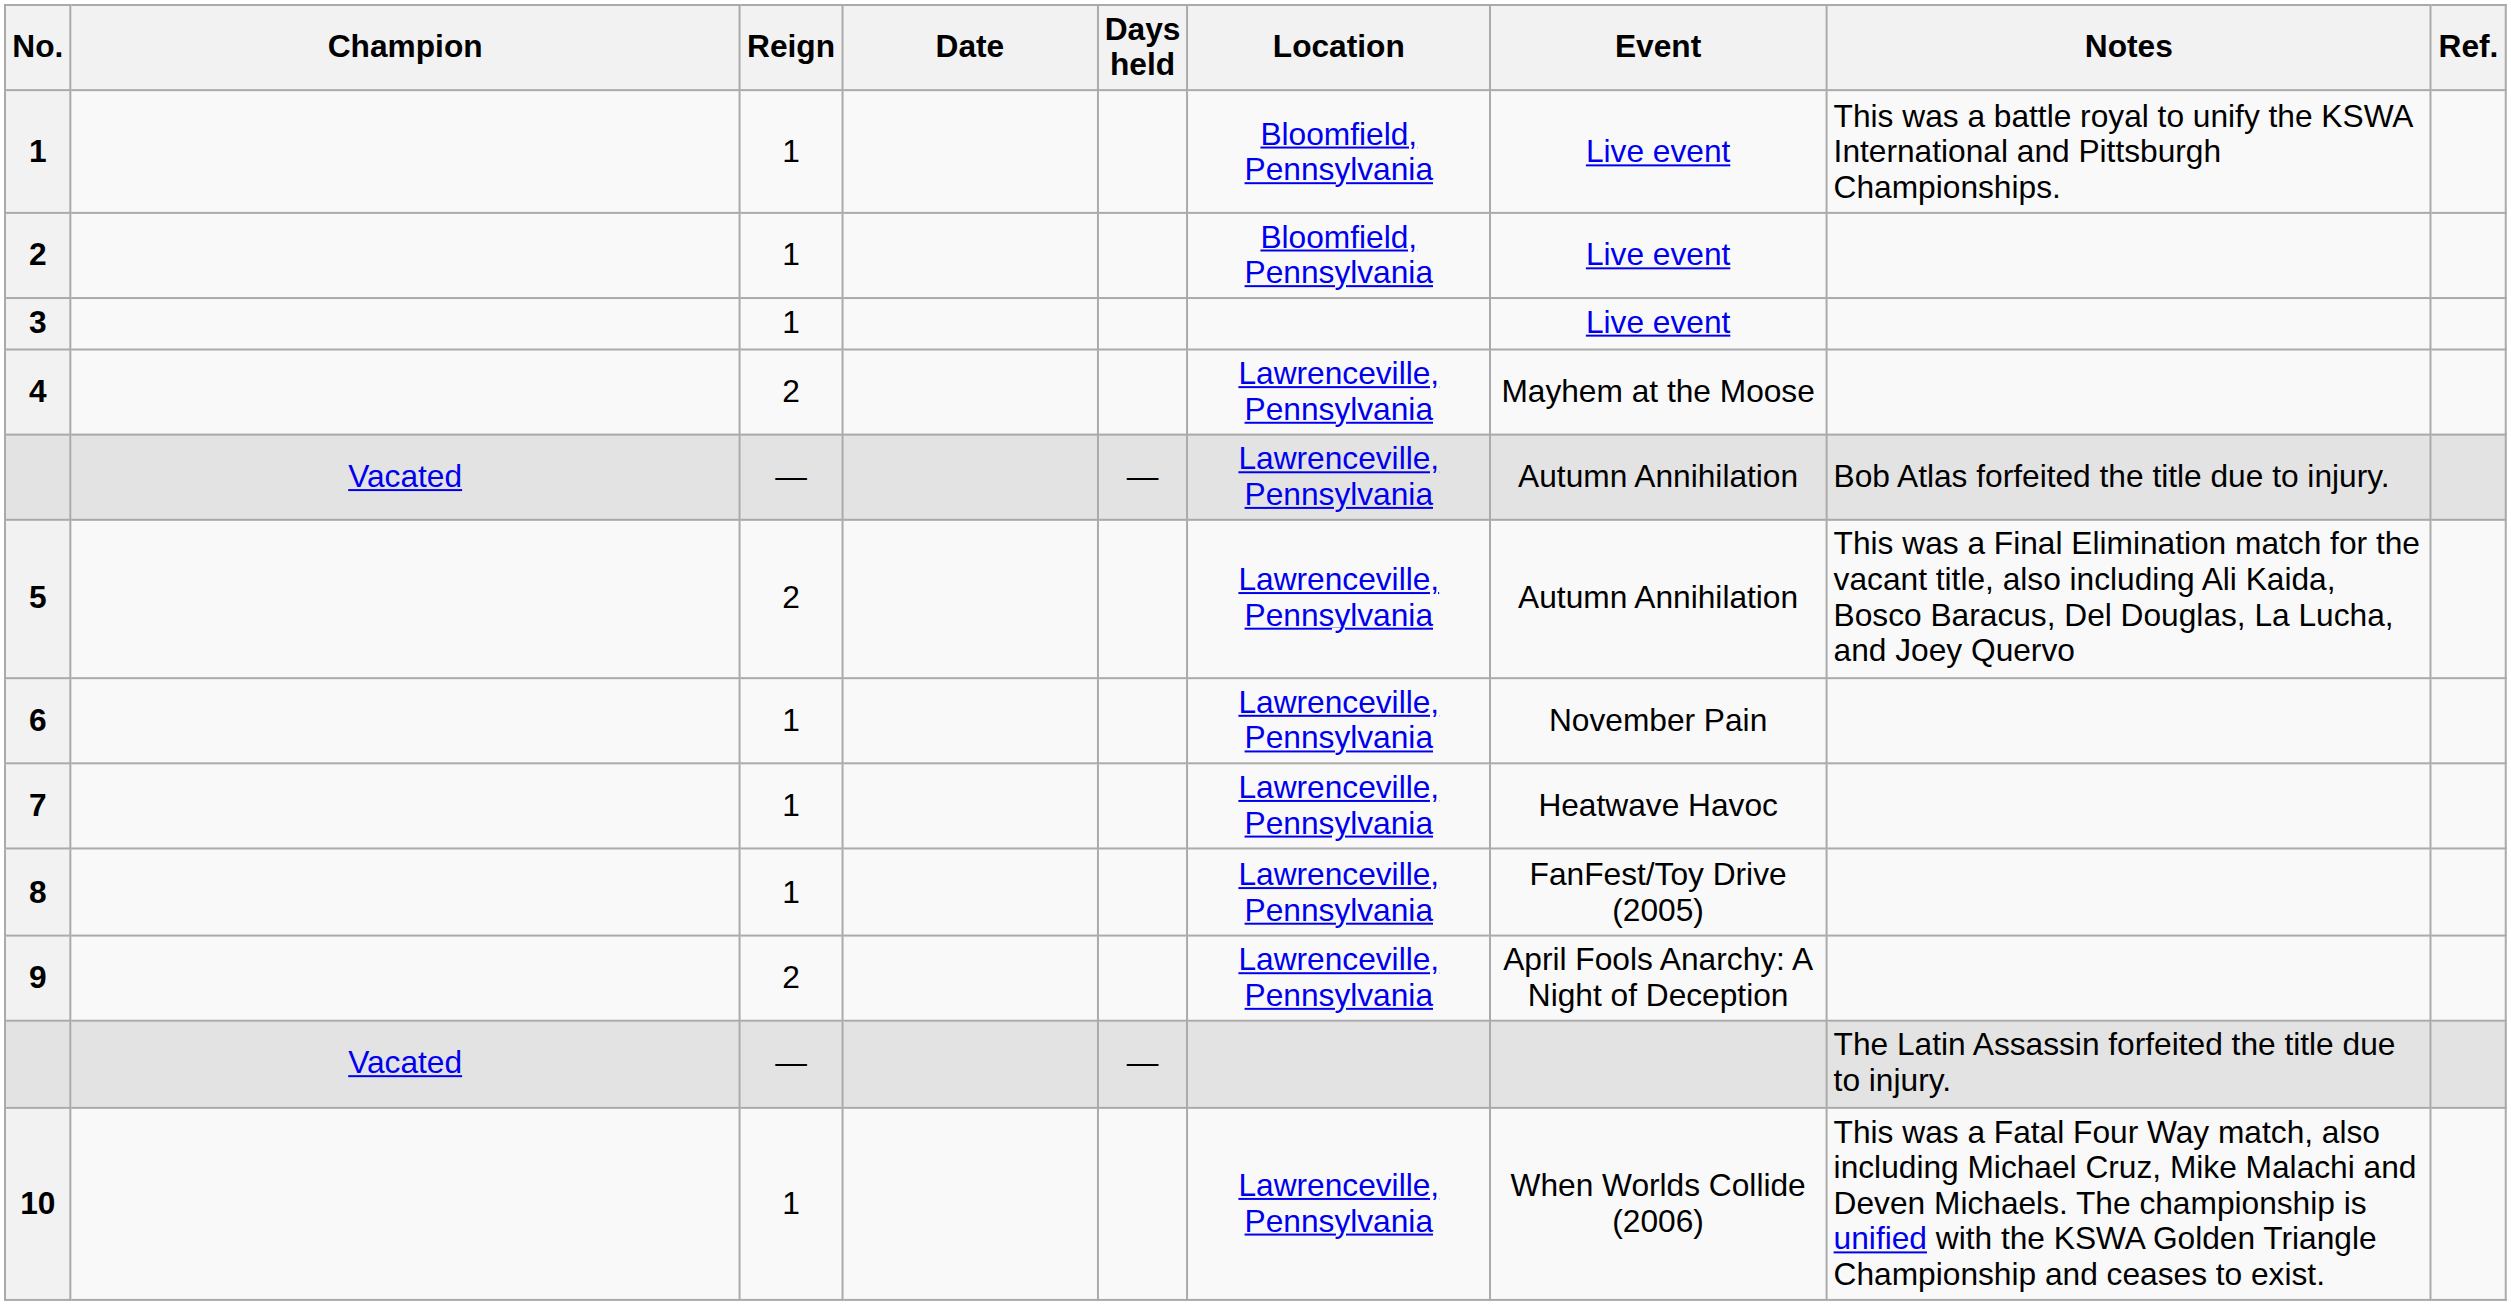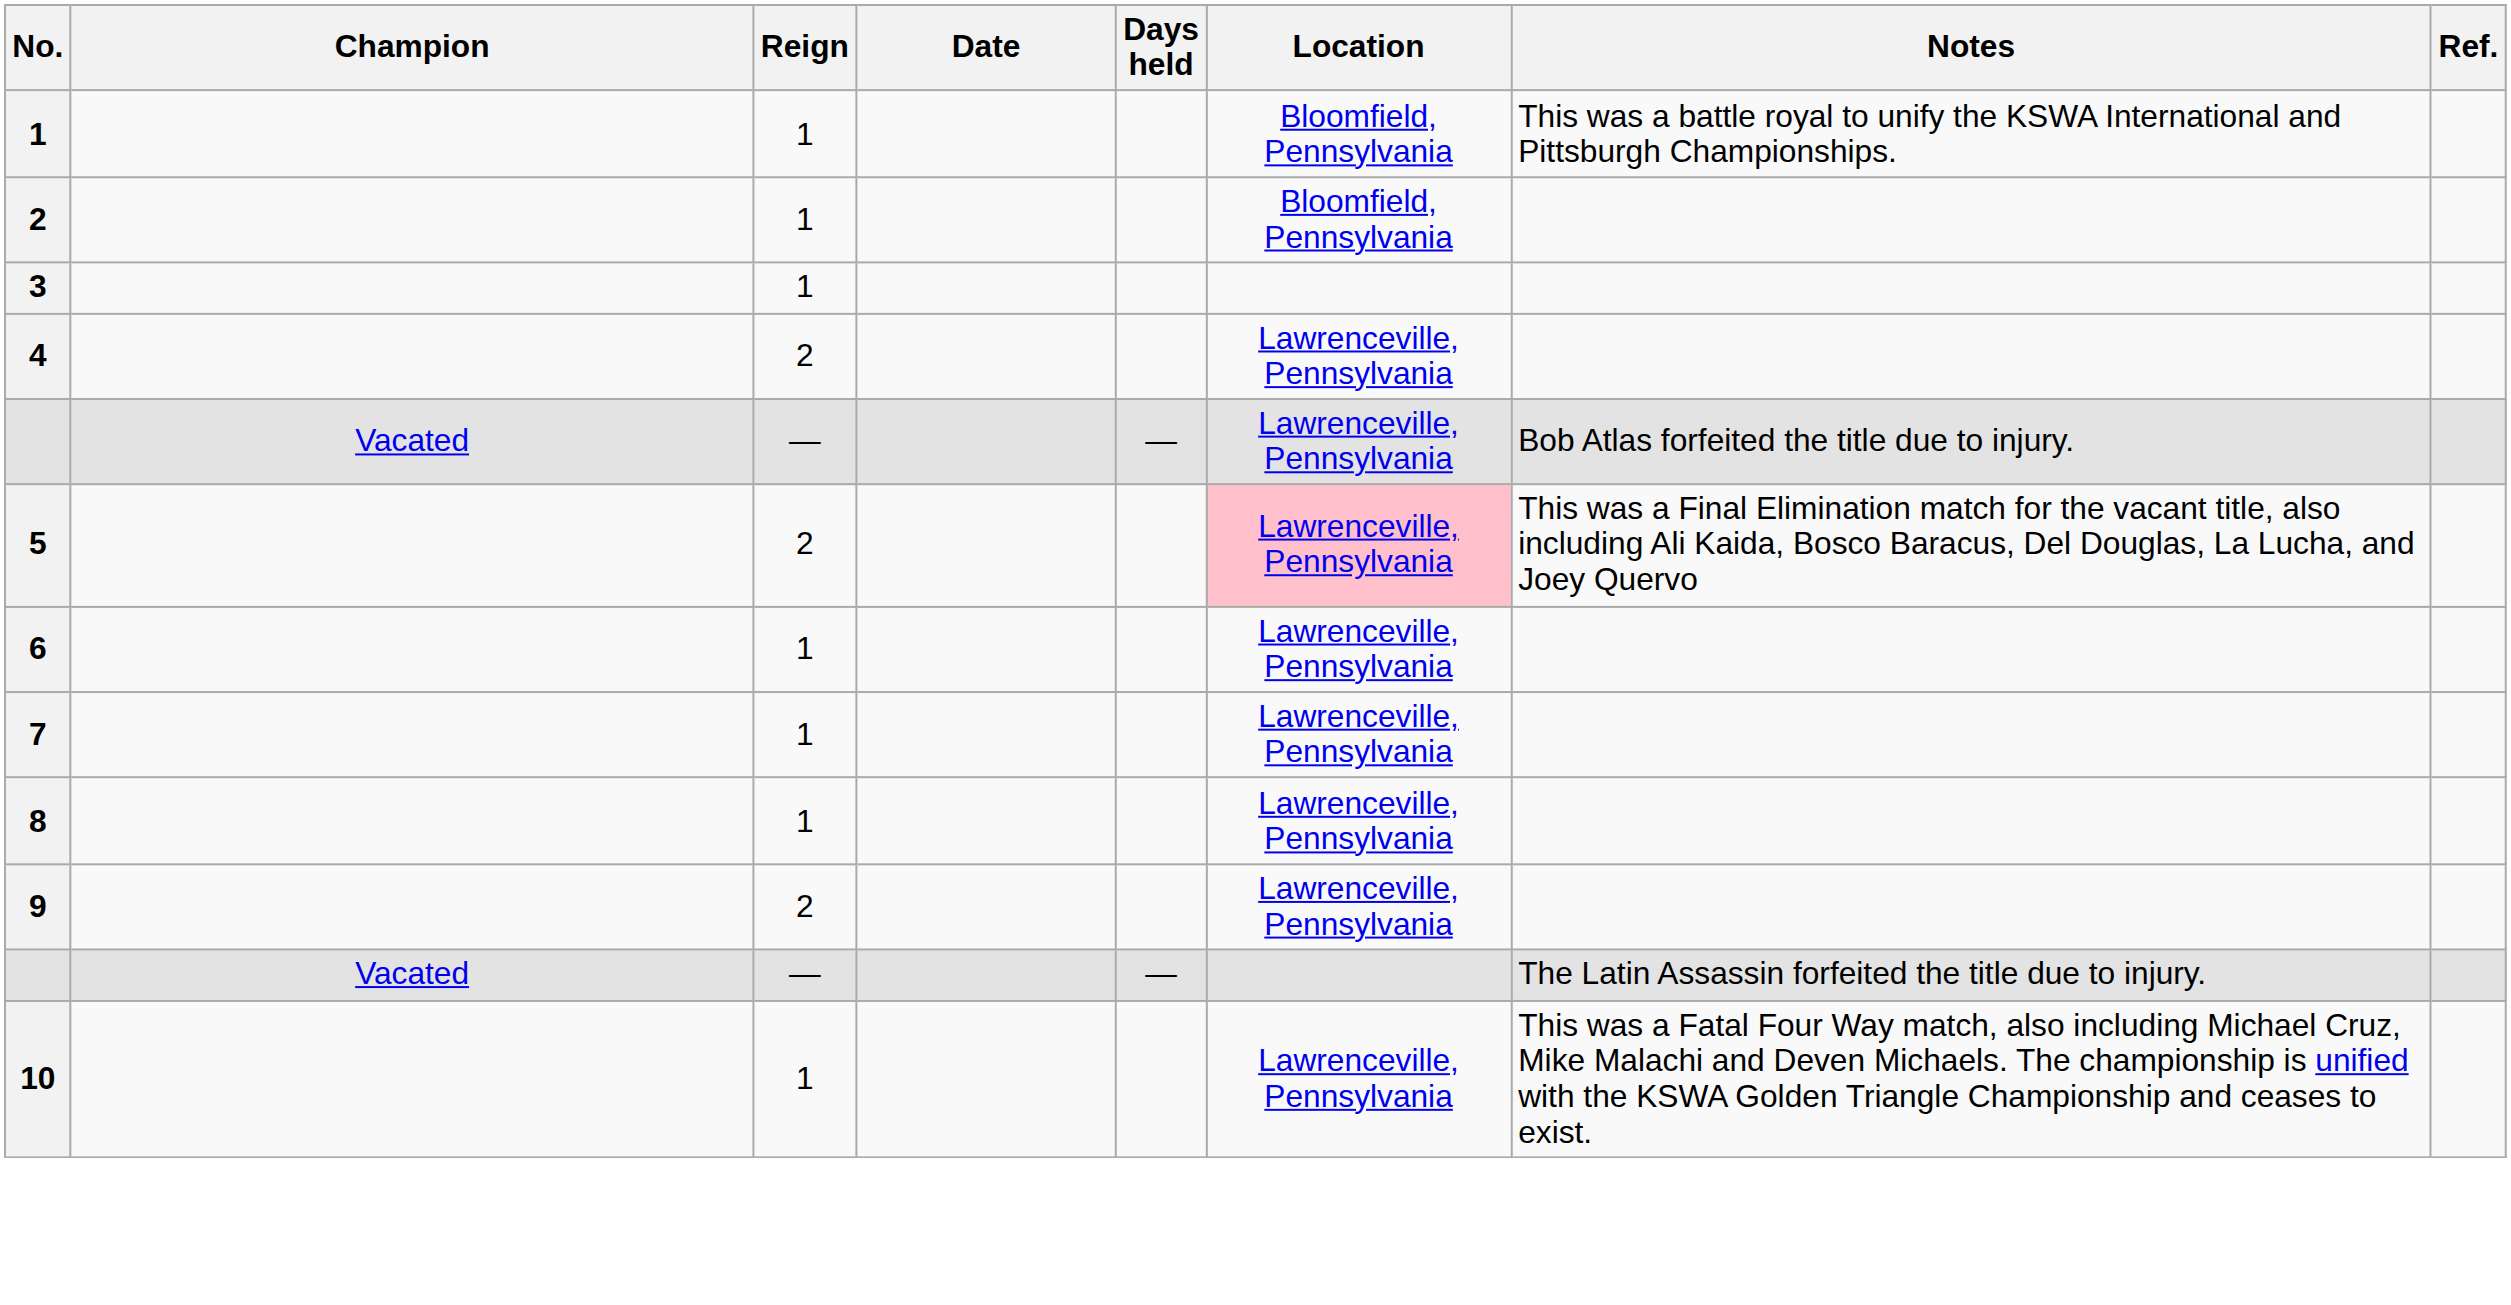- column: (1658, 47)
(1339, 598) no background -> (1359, 544) pink background
